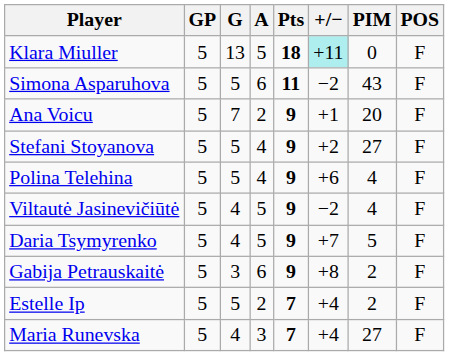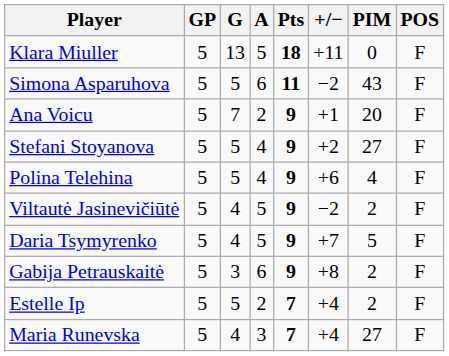(328, 51) paleturquoise background -> (328, 51) no background
(372, 209) 4 -> (372, 209) 2
